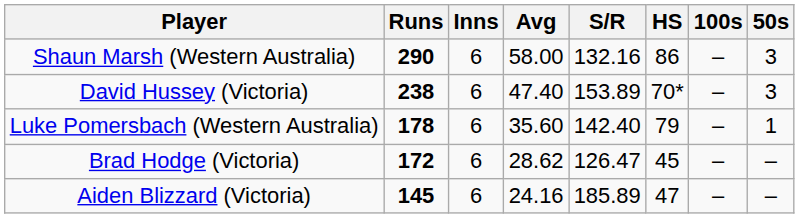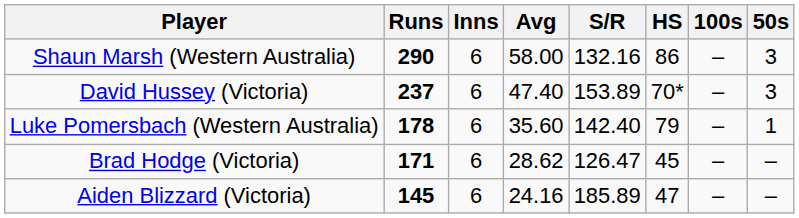(416, 91) 238 -> (416, 91) 237
(416, 160) 172 -> (416, 160) 171
